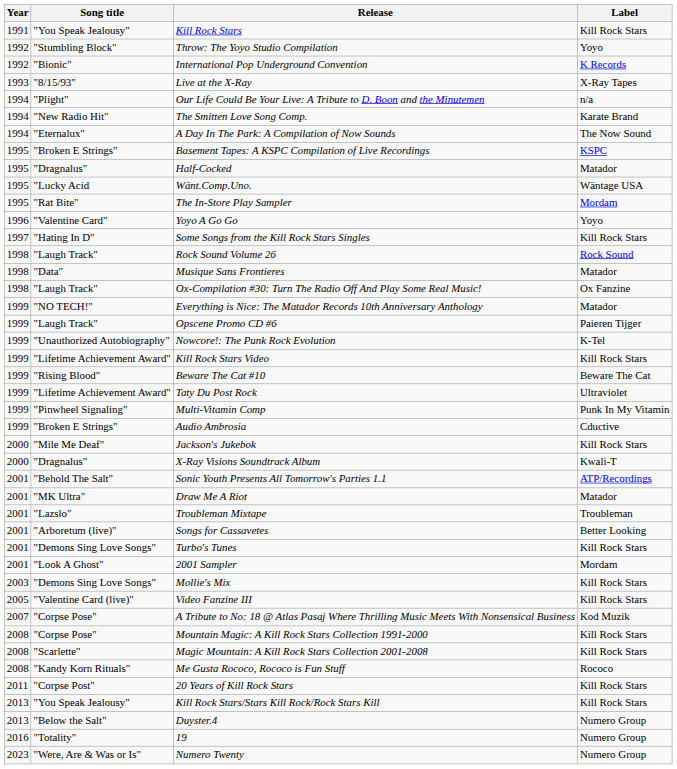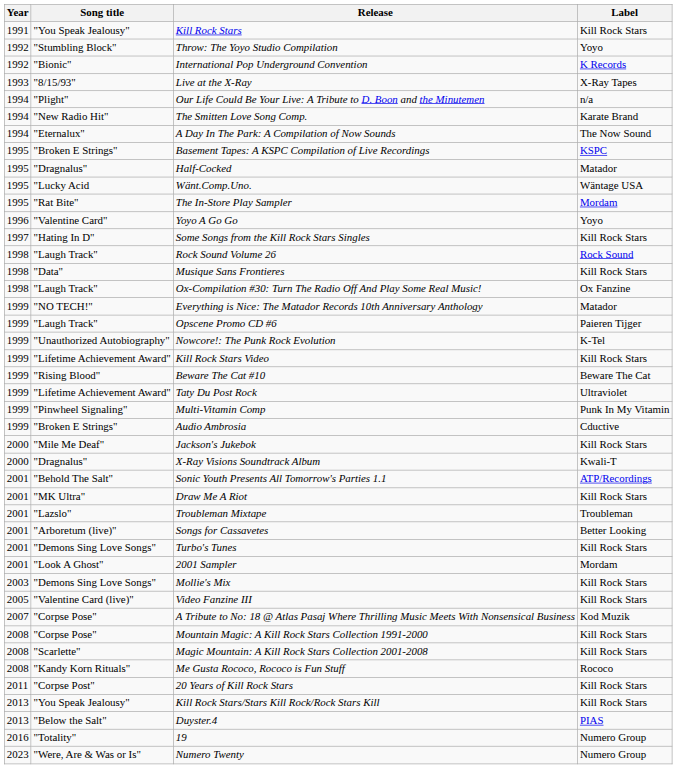(598, 271) Matador -> (613, 271) Kill Rock Stars
(598, 496) Matador -> (613, 496) Kill Rock Stars
(613, 720) Numero Group -> (592, 720) PIAS
